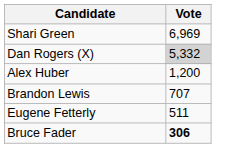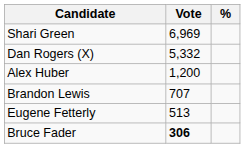+ column: (225, 14)
(185, 53) lightgrey background -> (185, 53) no background
(179, 113) 511 -> (179, 113) 513
